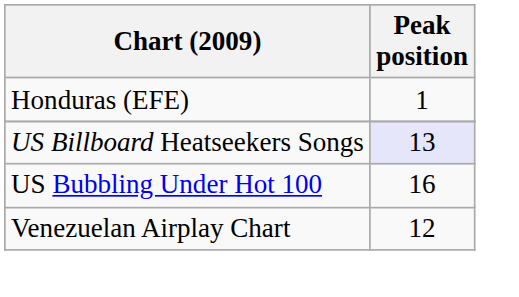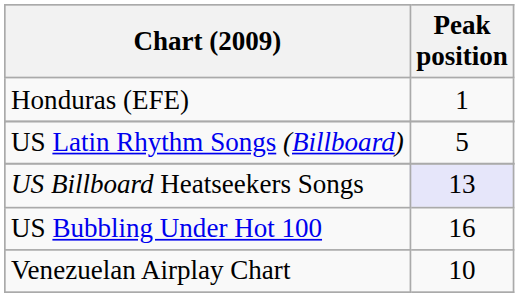+ row: (207, 142)
(422, 227) 12 -> (462, 270) 10
